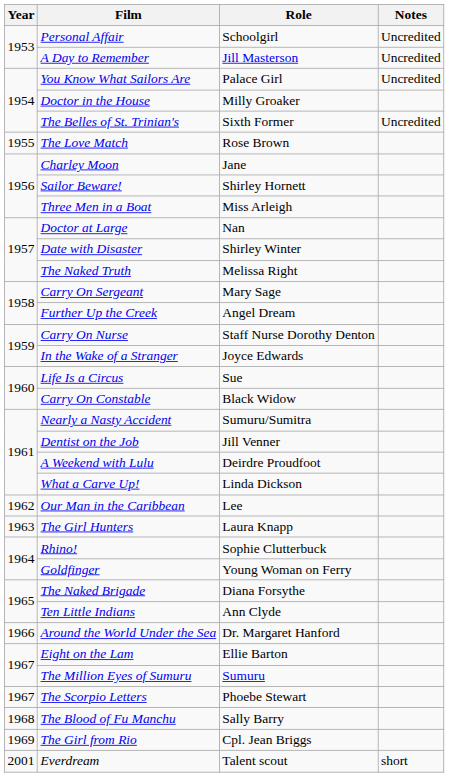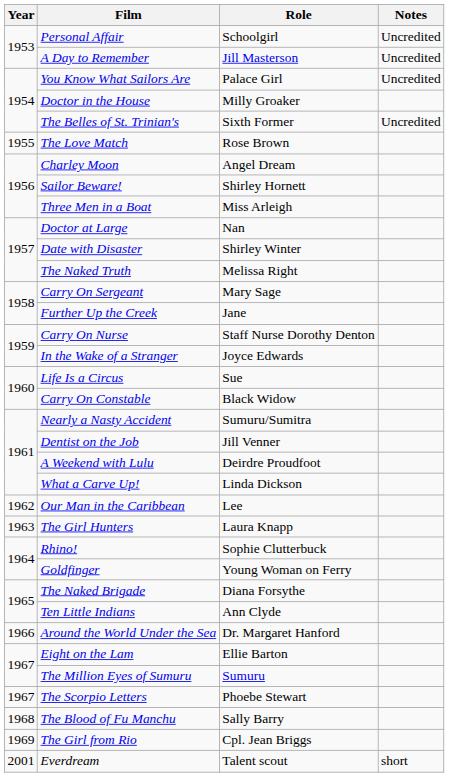(234, 164) Jane -> (259, 164) Angel Dream
(259, 313) Angel Dream -> (234, 313) Jane
